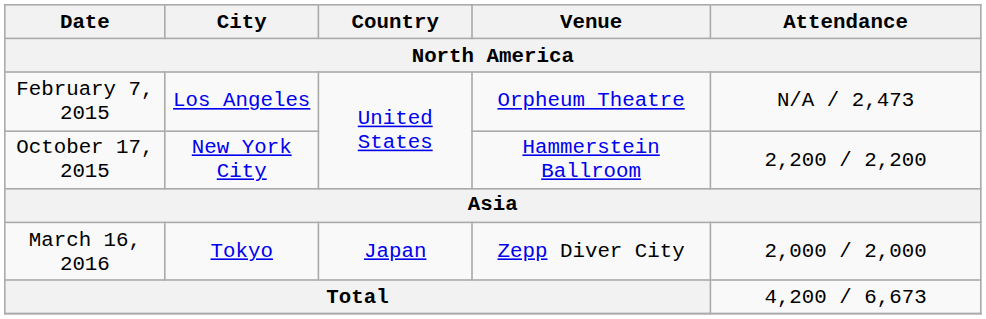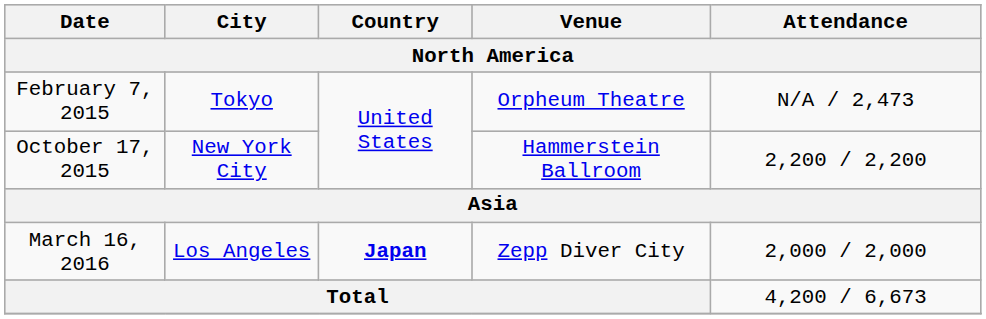(242, 102) Los Angeles -> (242, 102) Tokyo
(242, 251) Tokyo -> (242, 251) Los Angeles
(395, 251) normal -> (395, 251) bold
